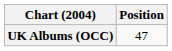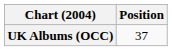(142, 35) 47 -> (142, 35) 37
